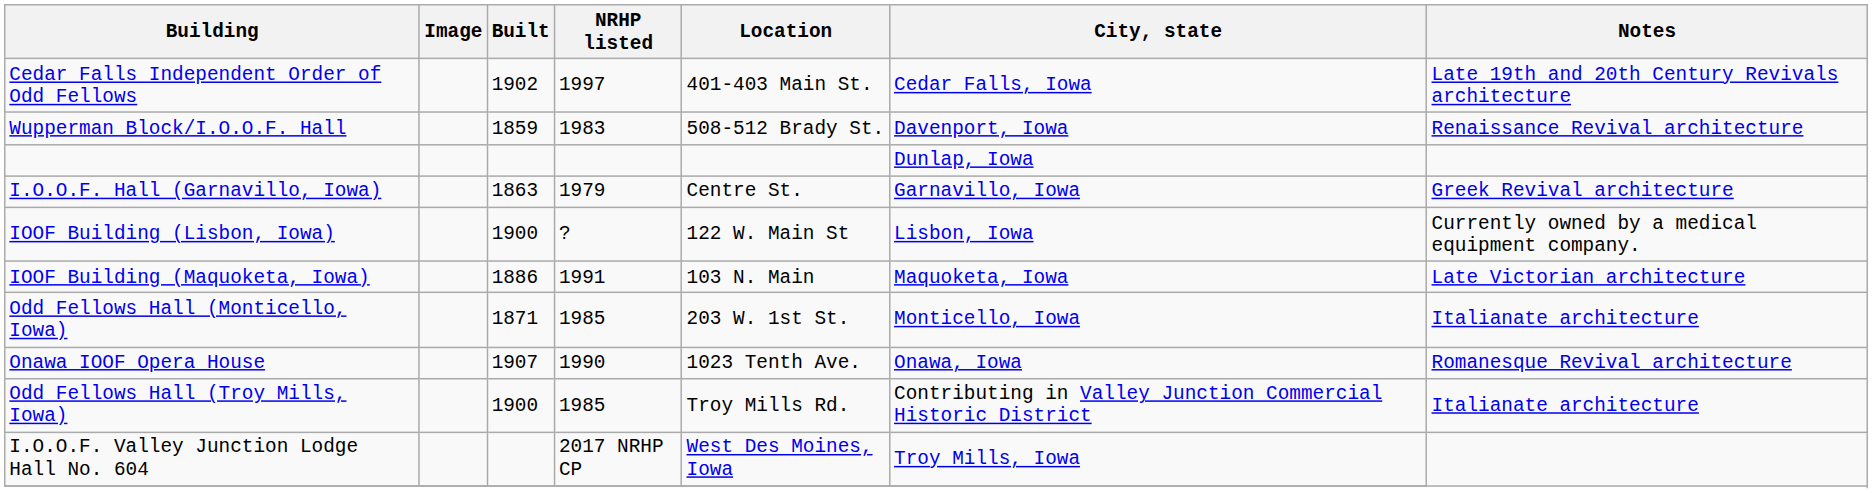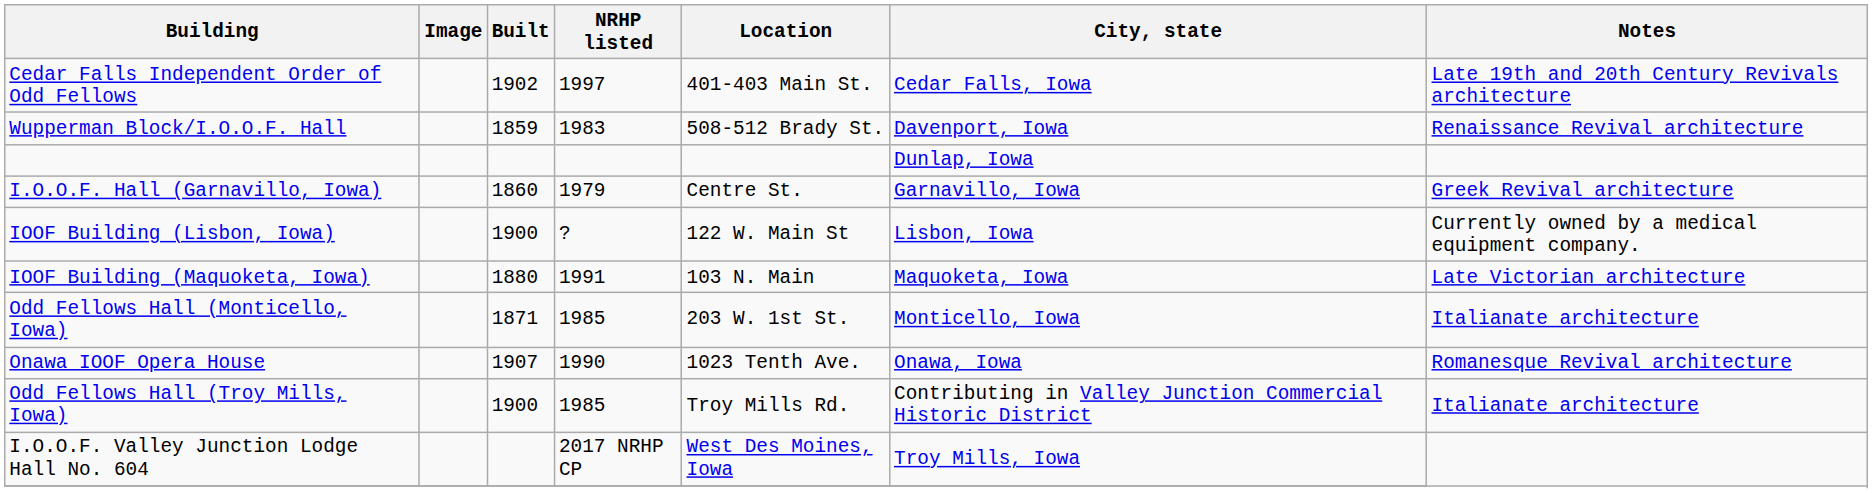(515, 192) 1863 -> (515, 192) 1860
(515, 277) 1886 -> (515, 277) 1880
